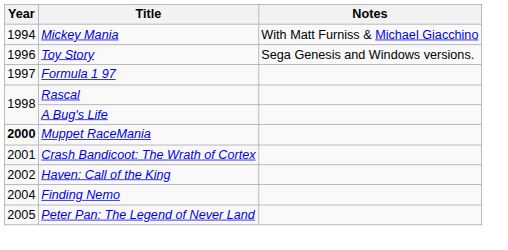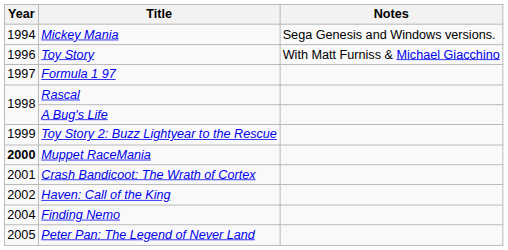(370, 34) With Matt Furniss & Michael Giacchino -> (389, 34) Sega Genesis and Windows versions.
(368, 54) Sega Genesis and Windows versions. -> (391, 54) With Matt Furniss & Michael Giacchino
+ row: (159, 134)
